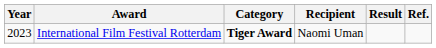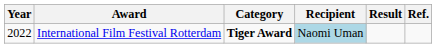(19, 33) 2023 -> (19, 33) 2022
(331, 33) no background -> (331, 33) lightblue background
